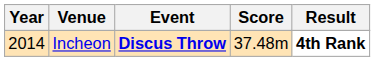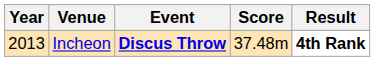(27, 44) 2014 -> (27, 44) 2013
